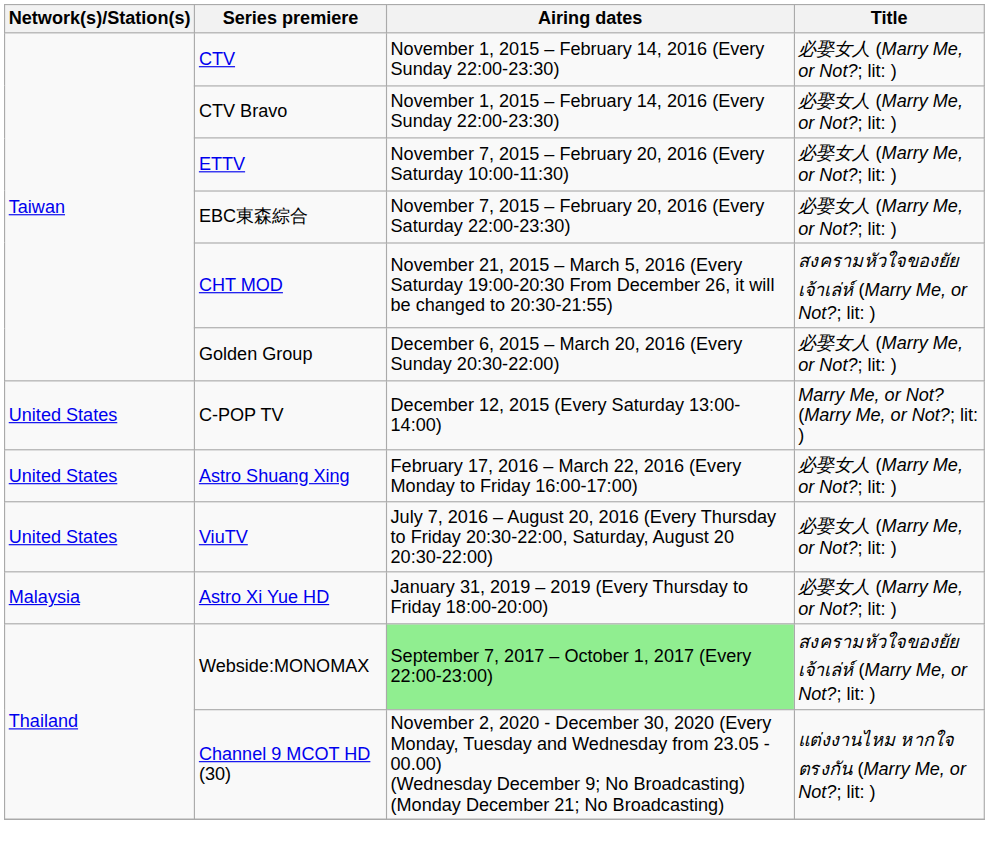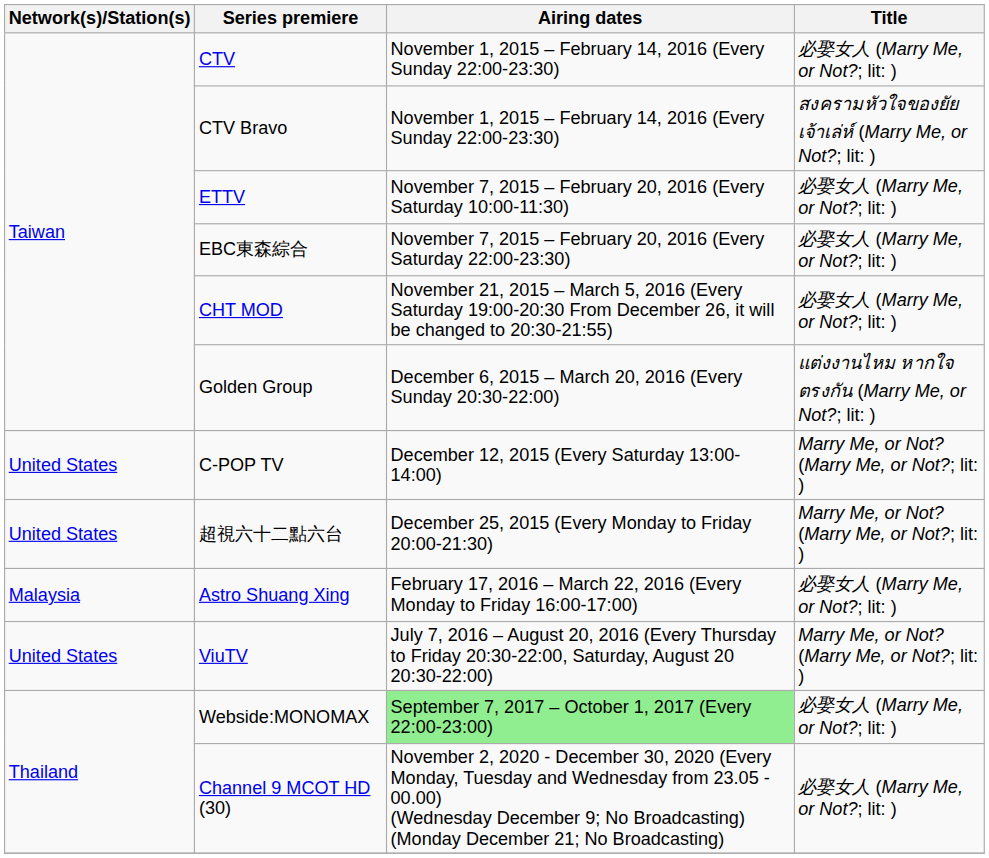(881, 112) 必娶女人 (Marry Me, or Not?; lit: ) -> (883, 130) สงครามหัวใจของยัยเจ้าเล่ห์ (Marry Me, or Not?; lit: )
(883, 287) สงครามหัวใจของยัยเจ้าเล่ห์ (Marry Me, or Not?; lit: ) -> (881, 310) 必娶女人 (Marry Me, or Not?; lit: )
(881, 354) 必娶女人 (Marry Me, or Not?; lit: ) -> (882, 389) แต่งงานไหม หากใจตรงกัน (Marry Me, or Not?; lit: )
+ row: (271, 533)
(63, 475) United States -> (44, 594) Malaysia
(881, 537) 必娶女人 (Marry Me, or Not?; lit: ) -> (888, 655) Marry Me, or Not? (Marry Me, or Not?; lit: )
- row: (264, 597)
(883, 668) สงครามหัวใจของยัยเจ้าเล่ห์ (Marry Me, or Not?; lit: ) -> (881, 717) 必娶女人 (Marry Me, or Not?; lit: )
(882, 766) แต่งงานไหม หากใจตรงกัน (Marry Me, or Not?; lit: ) -> (881, 798) 必娶女人 (Marry Me, or Not?; lit: )
